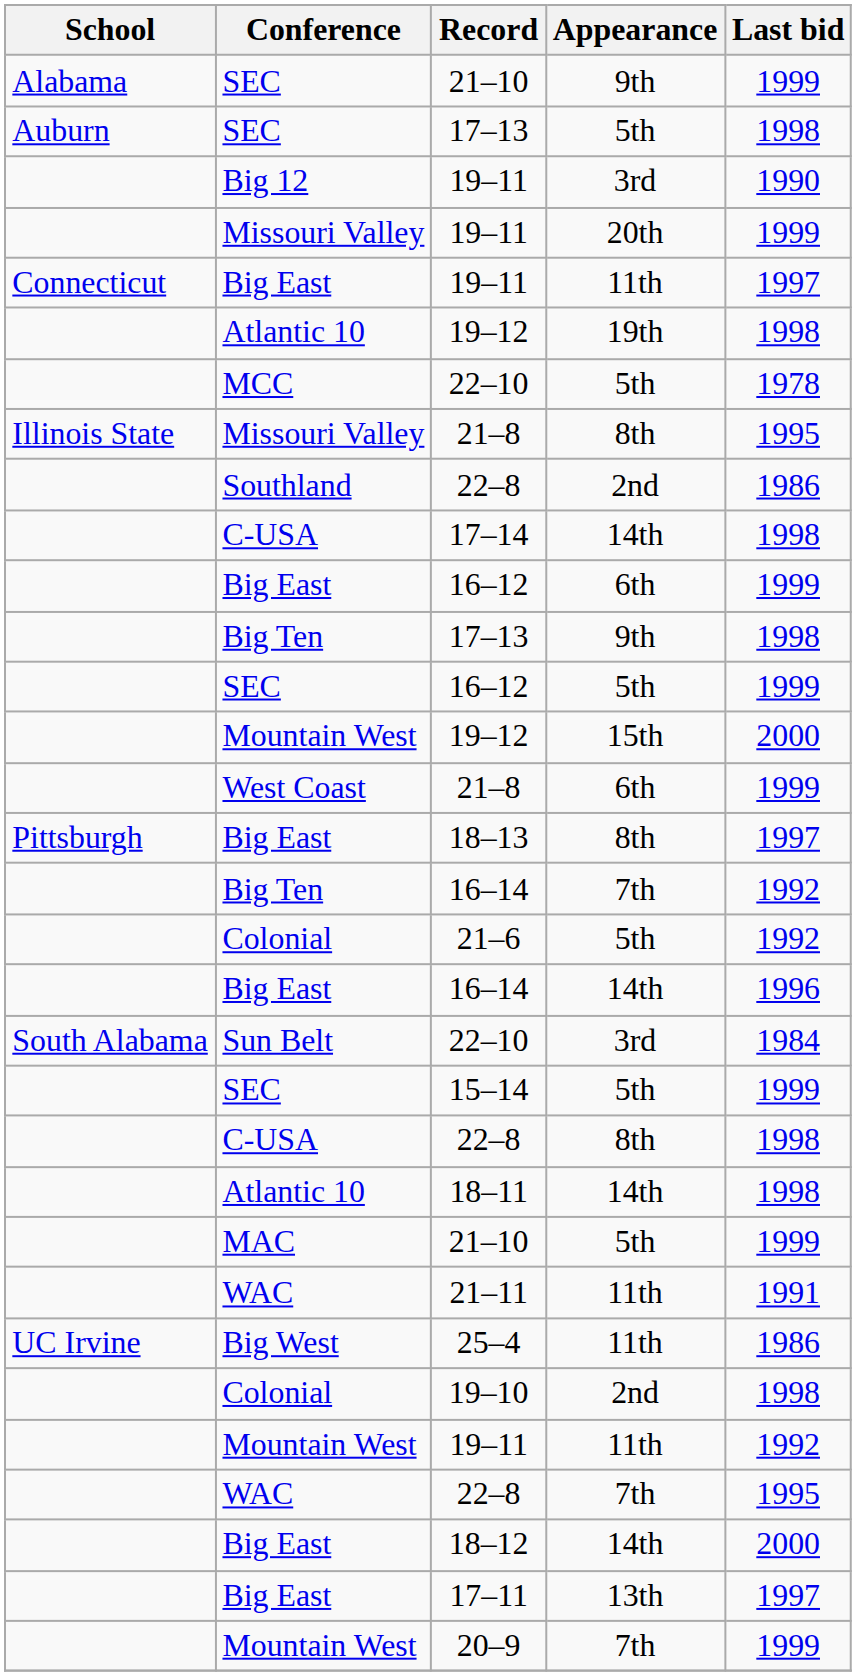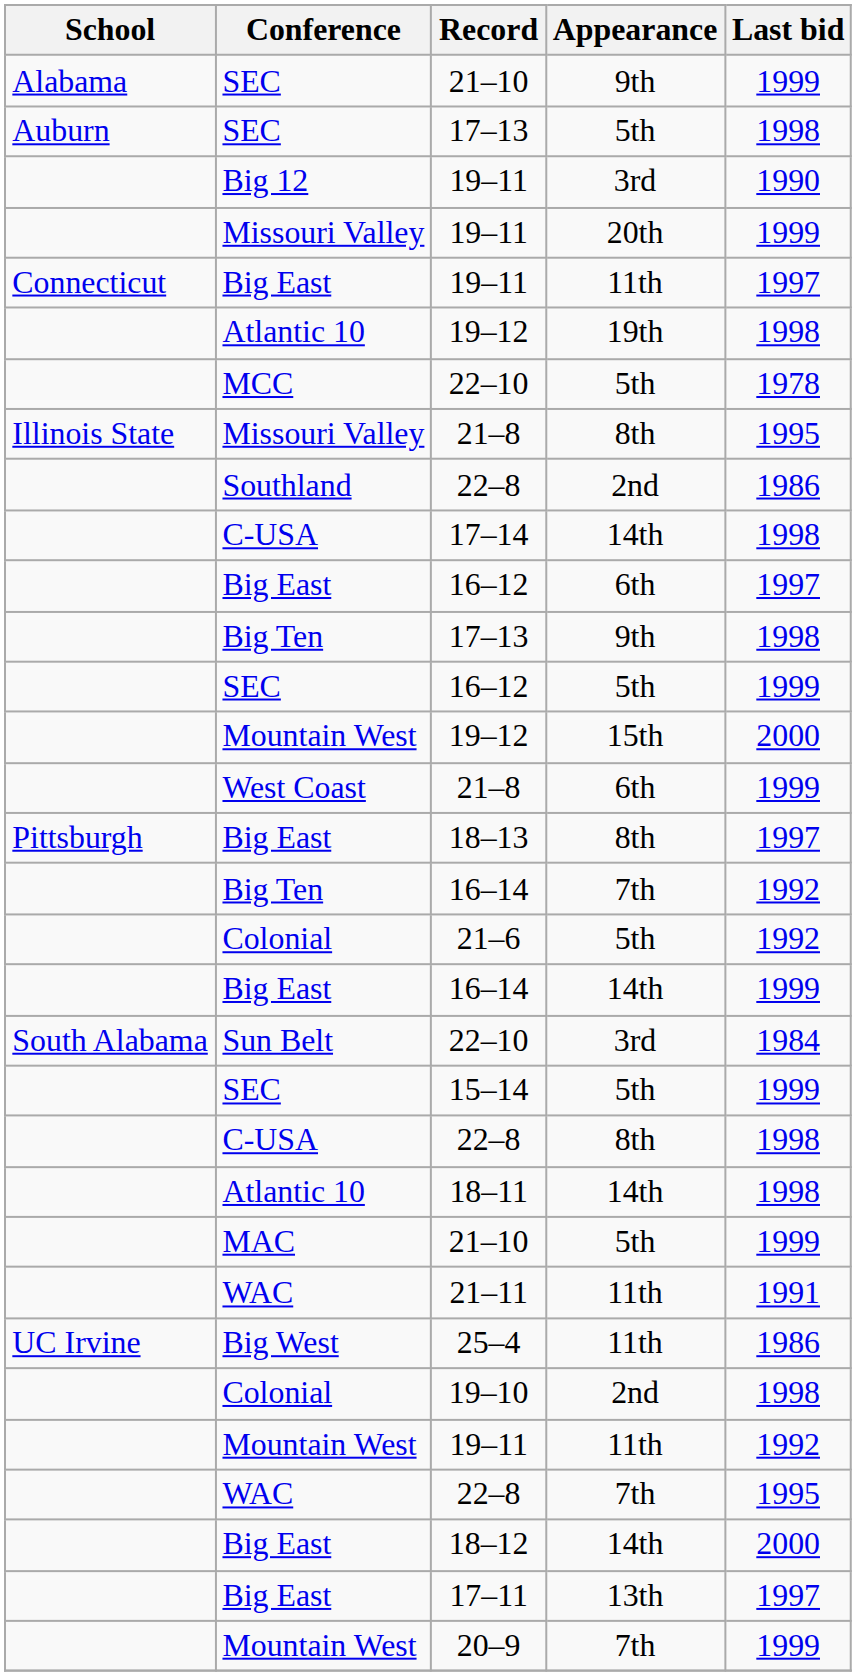(788, 585) 1999 -> (788, 585) 1997
(788, 989) 1996 -> (788, 989) 1999
